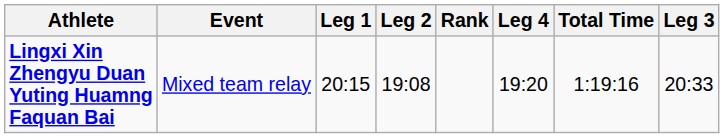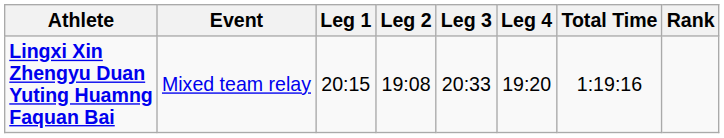columns swapped: (689, 21) <-> (465, 21)
